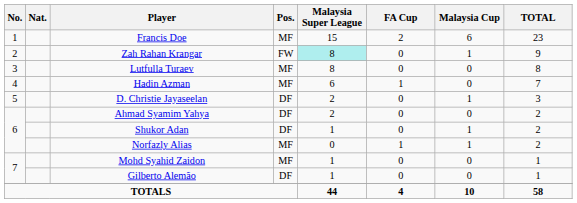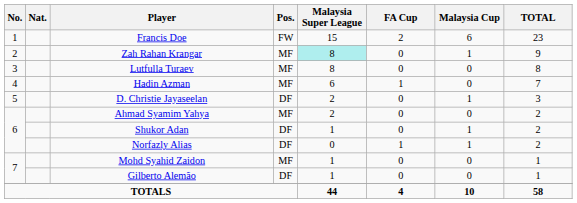(286, 37) MF -> (286, 37) FW
(286, 52) FW -> (286, 52) MF
(286, 114) DF -> (286, 114) MF
(286, 144) MF -> (286, 144) DF
